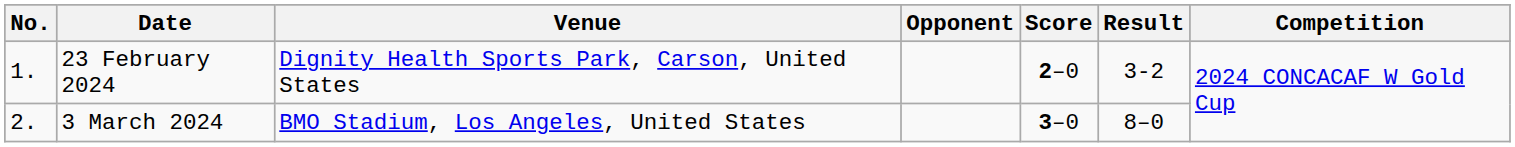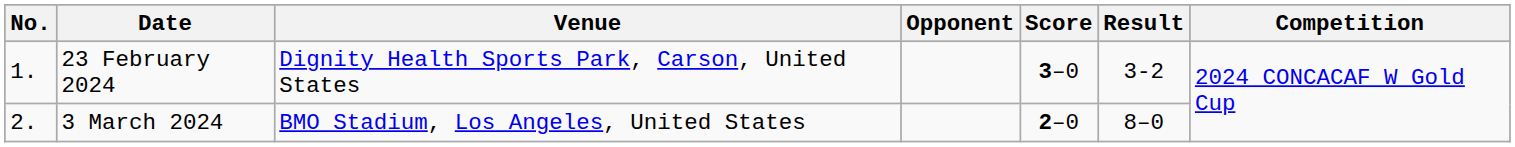(1059, 73) 2–0 -> (1059, 73) 3–0
(1059, 122) 3–0 -> (1059, 122) 2–0
